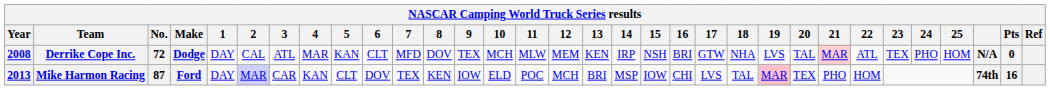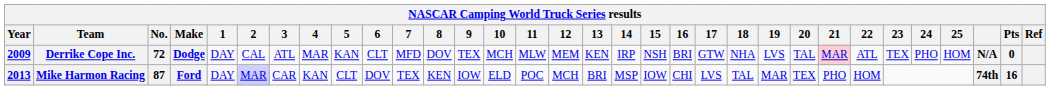(19, 54) 2008 -> (19, 54) 2009
(774, 75) pink background -> (774, 75) no background
